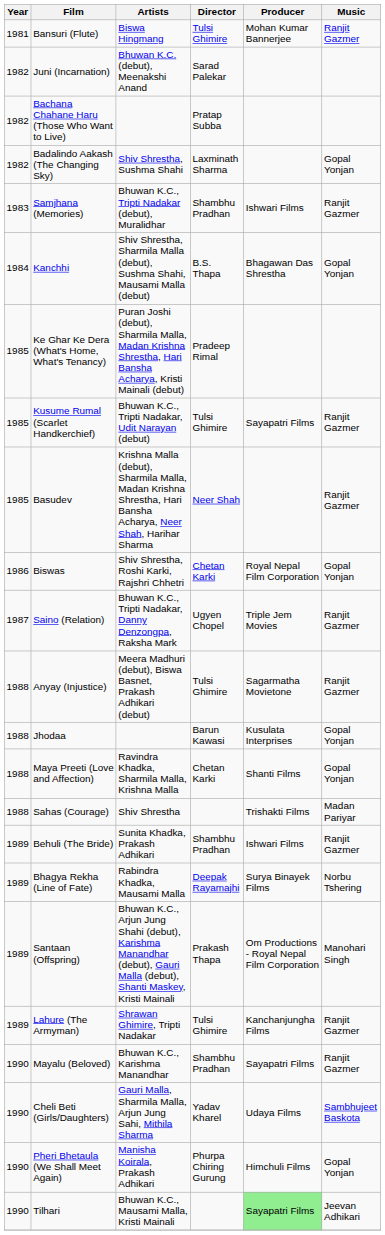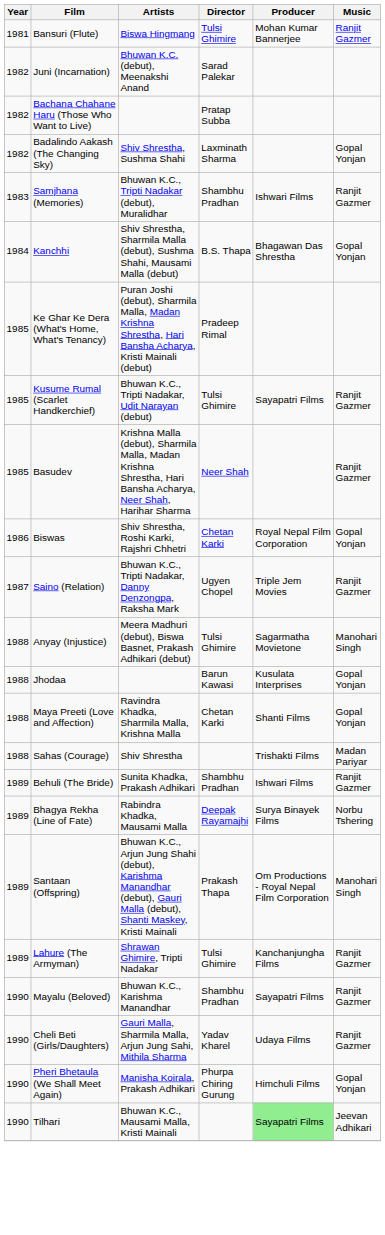(342, 686) Ranjit Gazmer -> (356, 641) Manohari Singh
(351, 1112) Sambhujeet Baskota -> (353, 1040) Ranjit Gazmer
